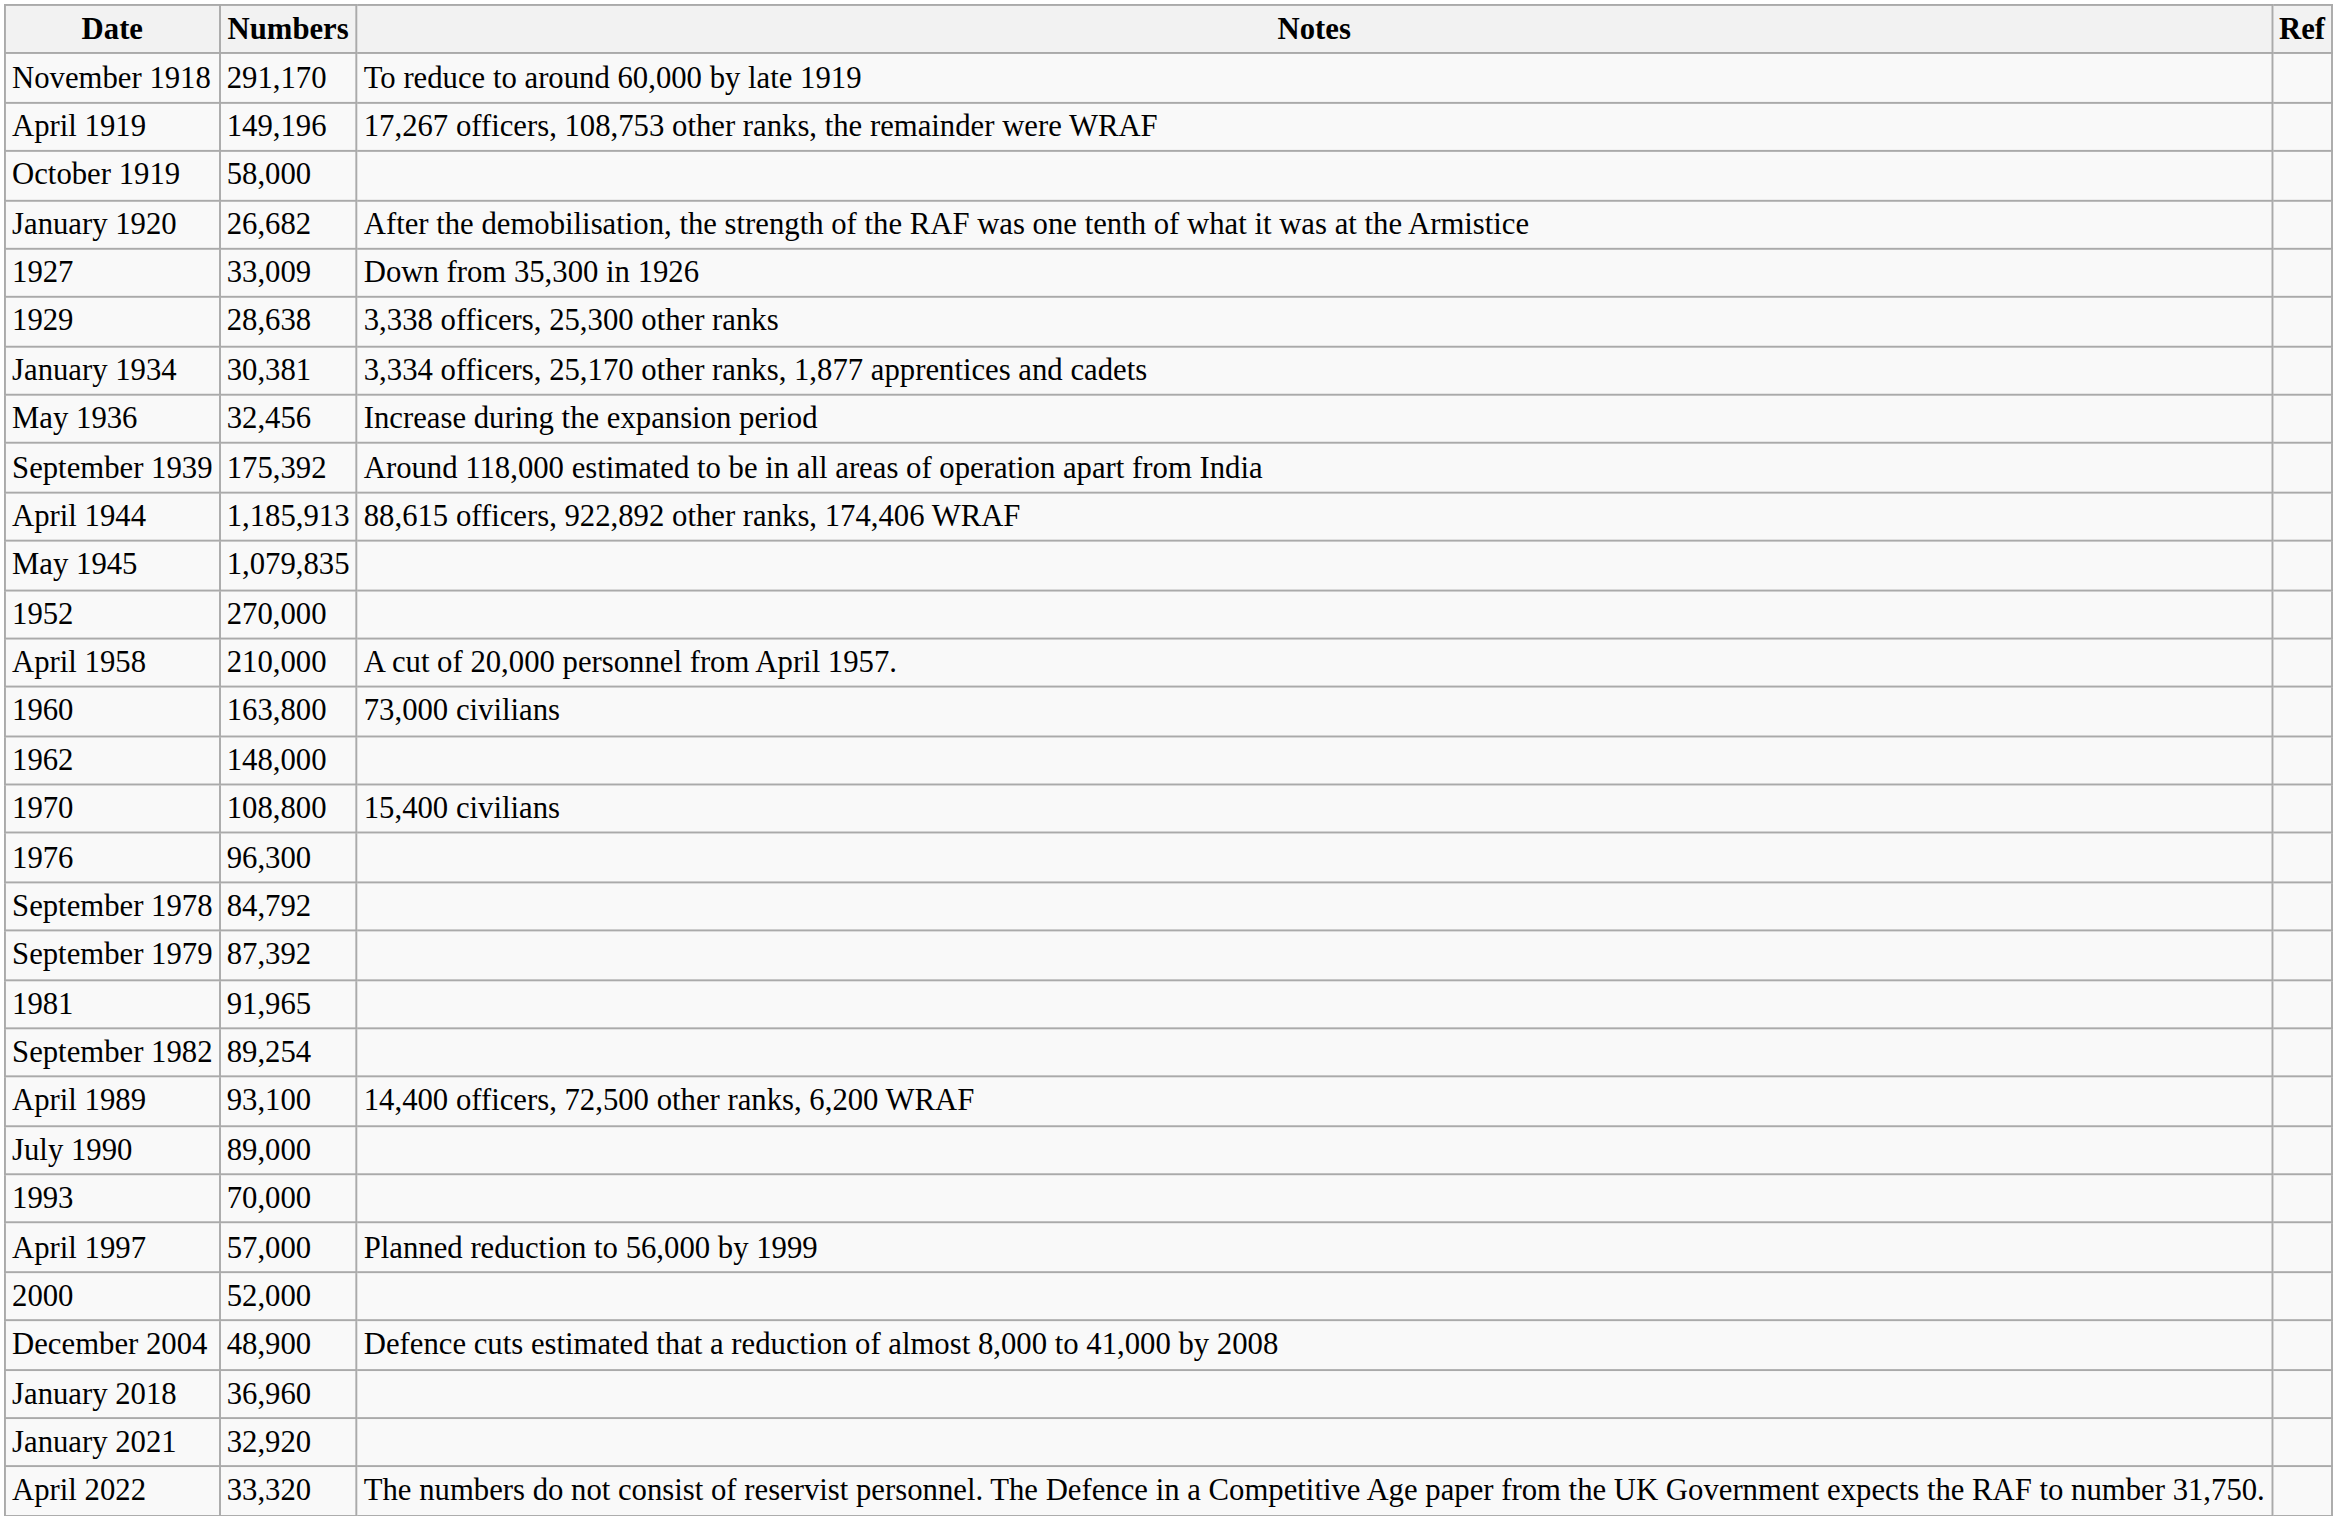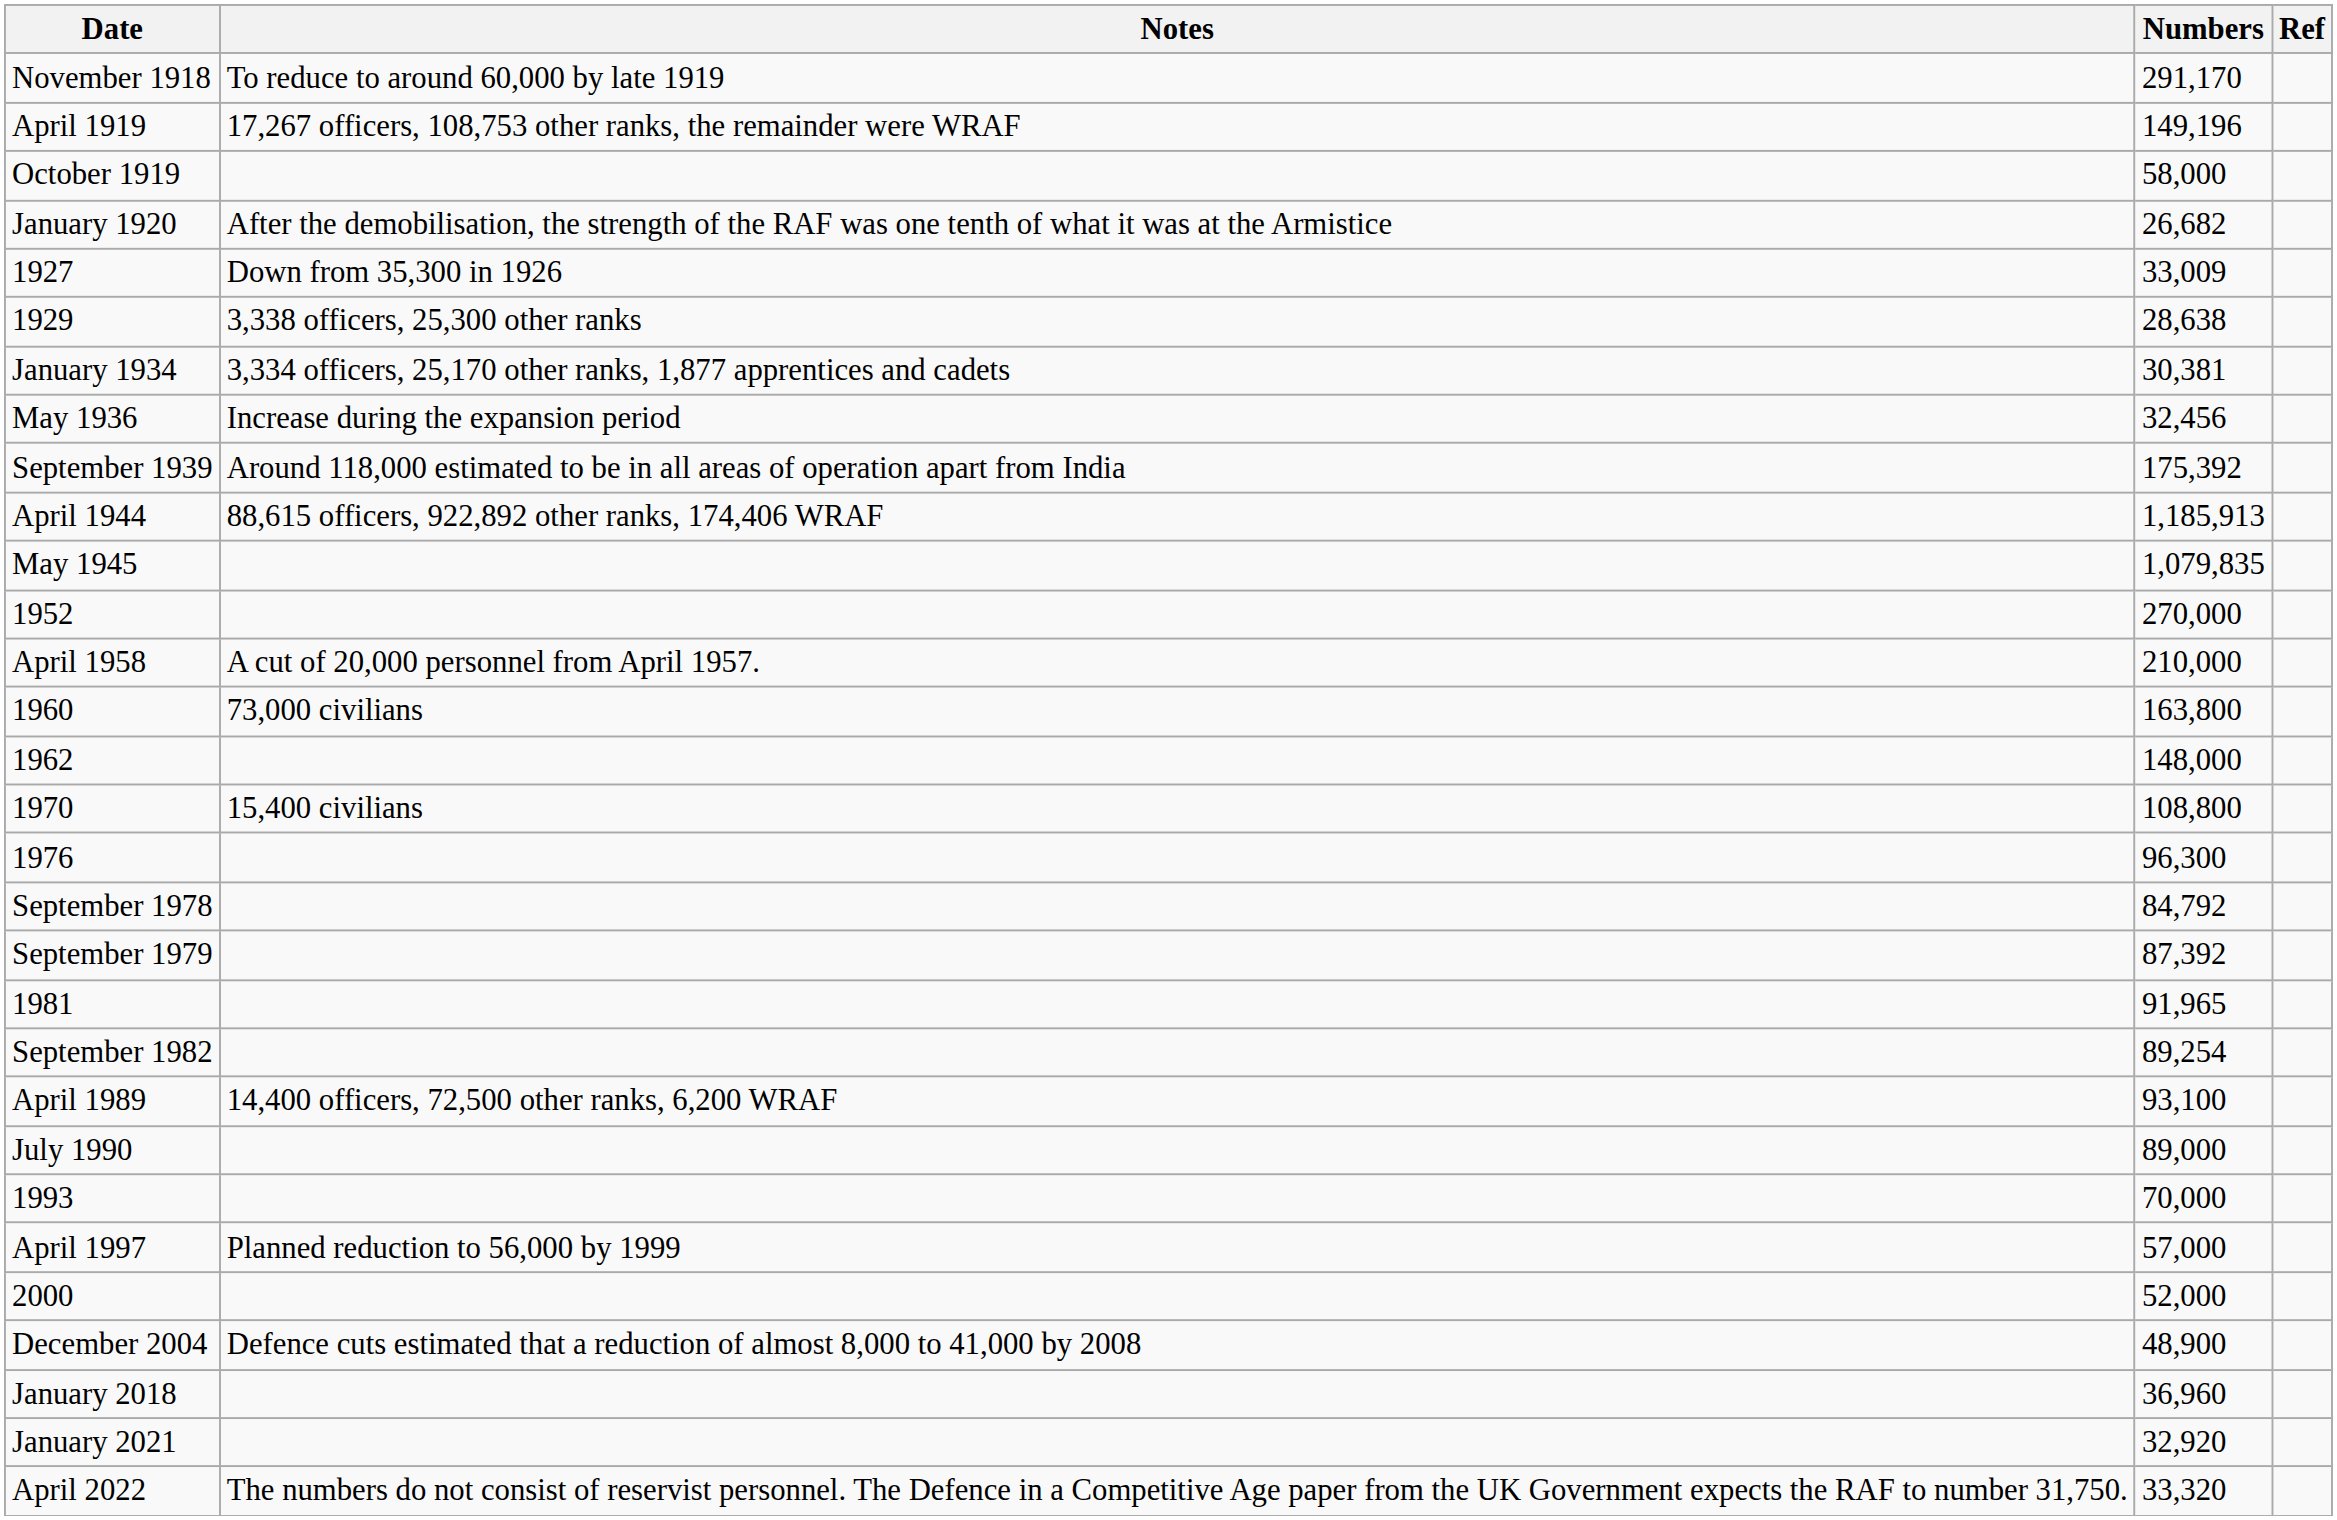columns swapped: (288, 28) <-> (1314, 28)
